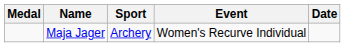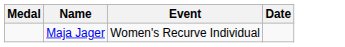- column: (131, 14)
